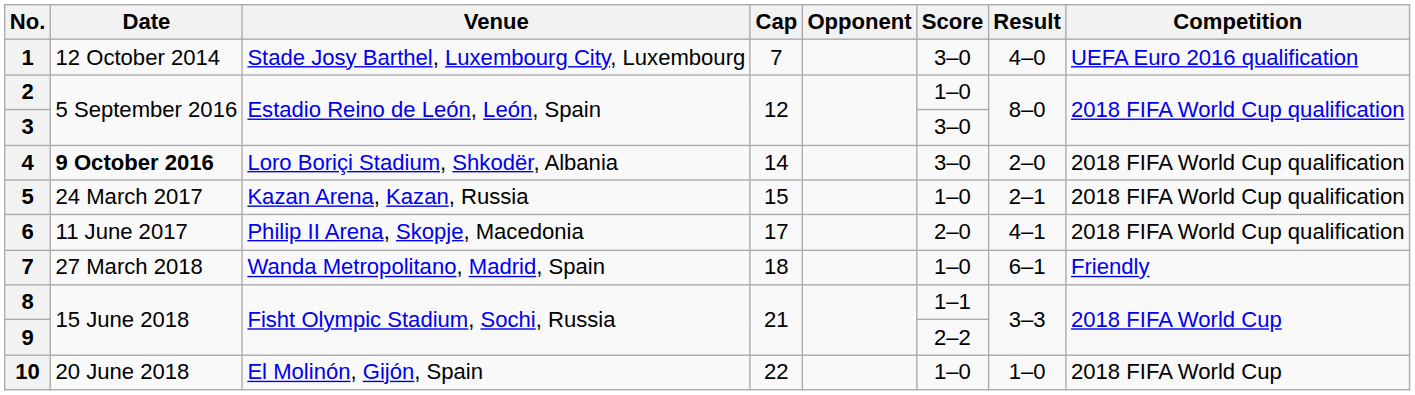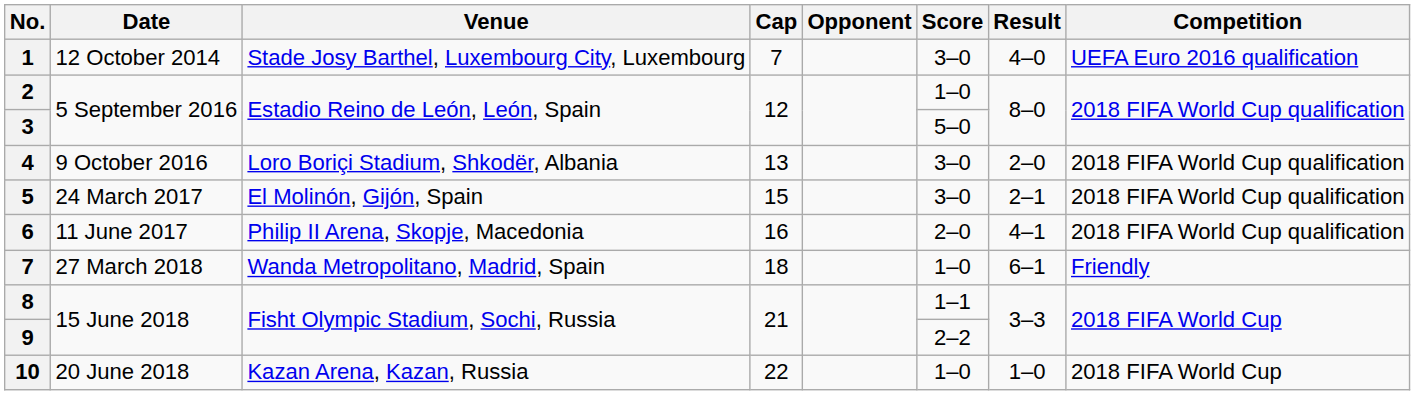(952, 127) 3–0 -> (952, 127) 5–0
(135, 162) bold -> (132, 162) normal
(776, 162) 14 -> (776, 162) 13
(388, 197) Kazan Arena, Kazan, Russia -> (365, 197) El Molinón, Gijón, Spain
(952, 197) 1–0 -> (952, 197) 3–0
(776, 232) 17 -> (776, 232) 16
(365, 372) El Molinón, Gijón, Spain -> (388, 372) Kazan Arena, Kazan, Russia
